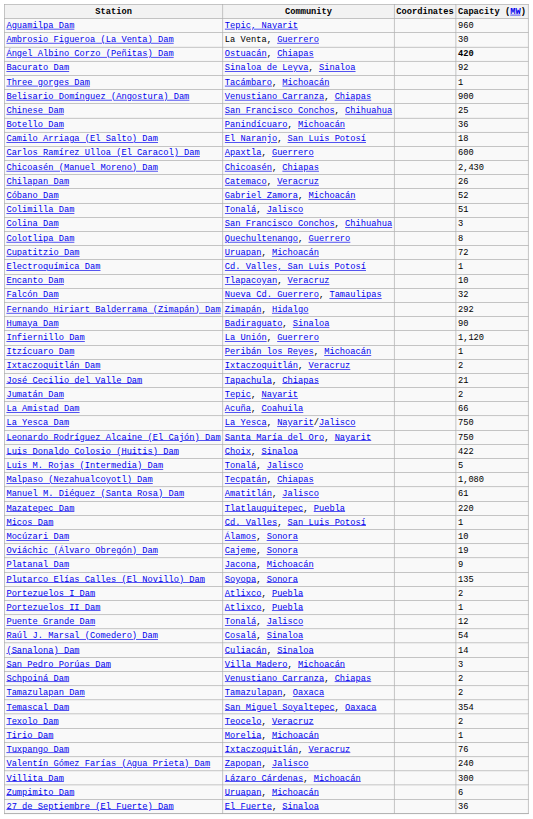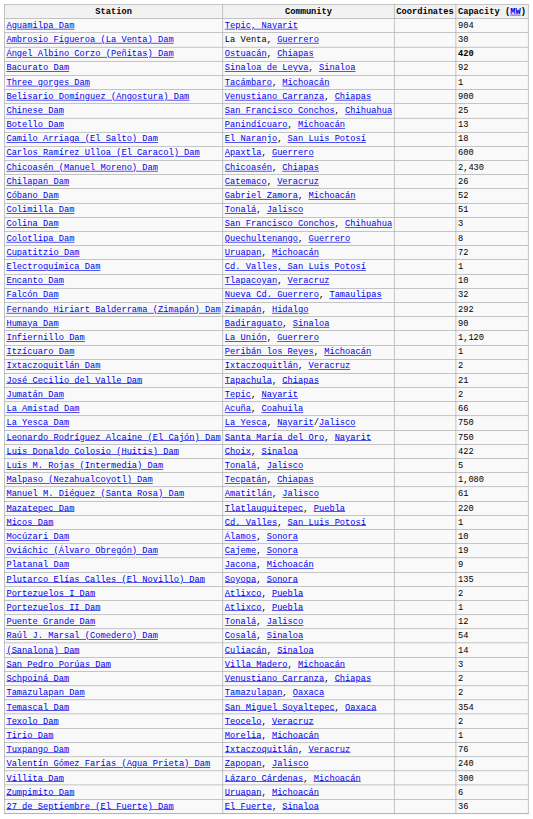(466, 26) 960 -> (466, 26) 904
(463, 125) 36 -> (463, 125) 13
